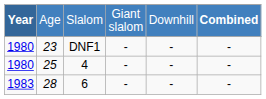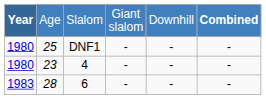(50, 46) 23 -> (50, 46) 25
(50, 65) 25 -> (50, 65) 23
